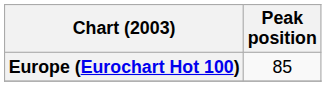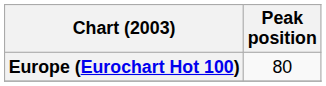(282, 66) 85 -> (282, 66) 80
